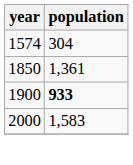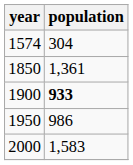+ row: (25, 120)
